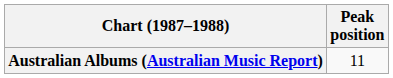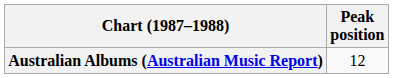(357, 60) 11 -> (357, 60) 12
